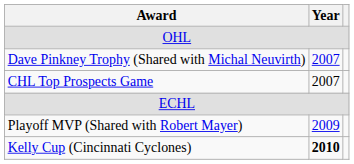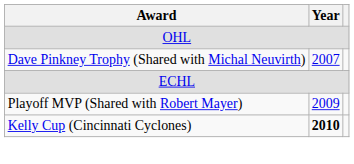- row: (80, 81)
